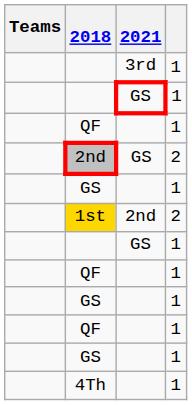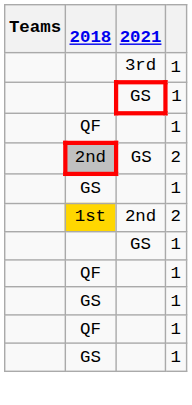- row: (90, 386)
